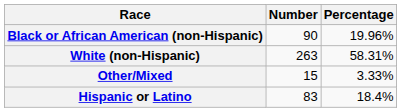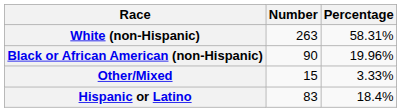rows swapped: (135, 55) <-> (135, 35)
